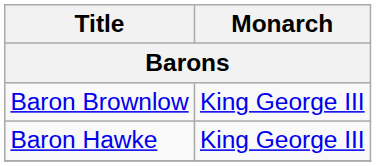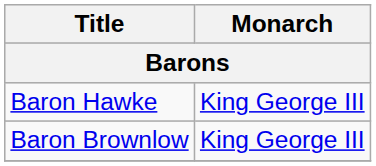rows swapped: (100, 101) <-> (84, 140)
